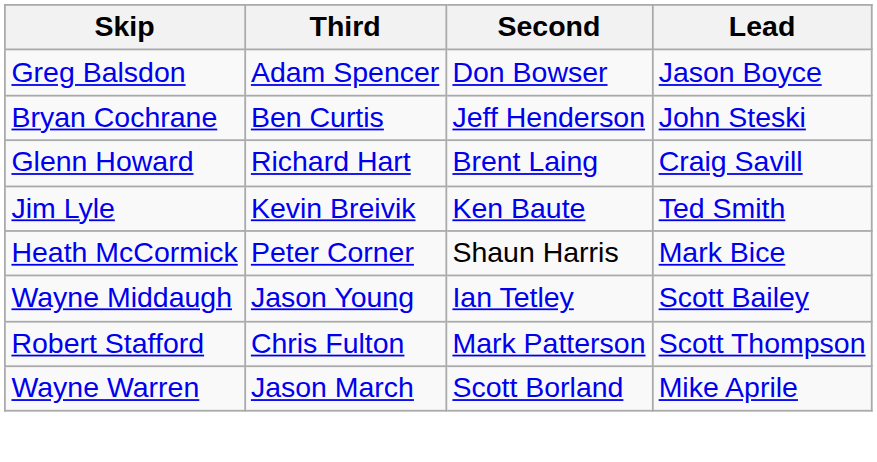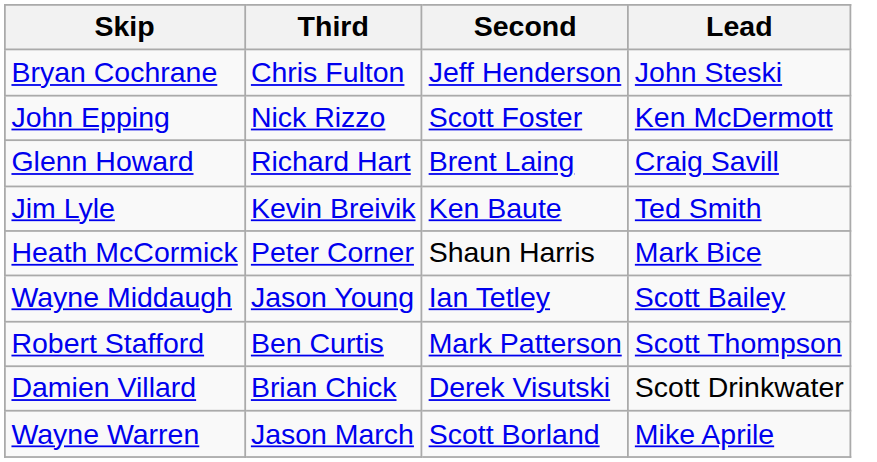- row: (99, 72)
(317, 117) Ben Curtis -> (328, 72) Chris Fulton
+ row: (91, 117)
(328, 343) Chris Fulton -> (317, 343) Ben Curtis
+ row: (104, 388)
